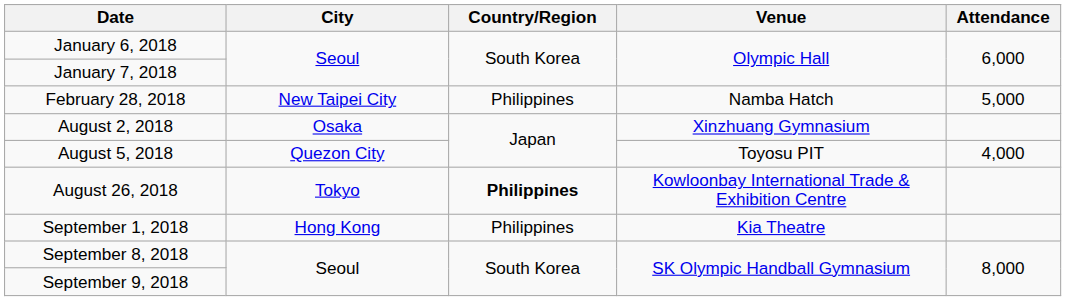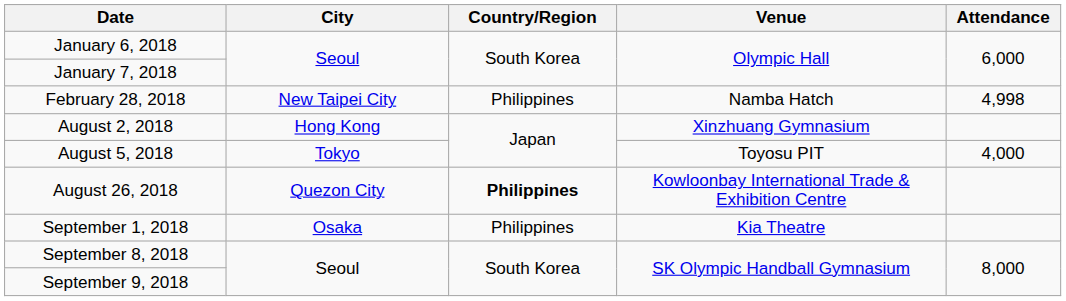(1003, 99) 5,000 -> (1003, 99) 4,998
(337, 126) Osaka -> (337, 126) Hong Kong
(337, 153) Quezon City -> (337, 153) Tokyo
(337, 190) Tokyo -> (337, 190) Quezon City
(337, 227) Hong Kong -> (337, 227) Osaka
